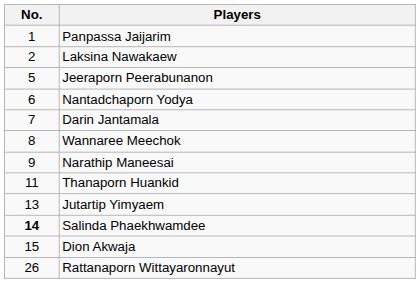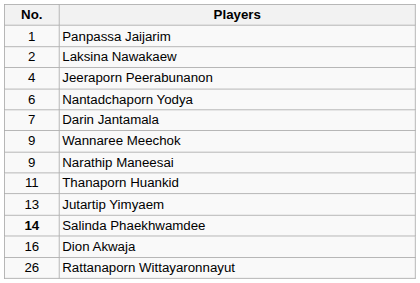(32, 78) 5 -> (32, 78) 4
(32, 141) 8 -> (32, 141) 9
(32, 246) 15 -> (32, 246) 16
